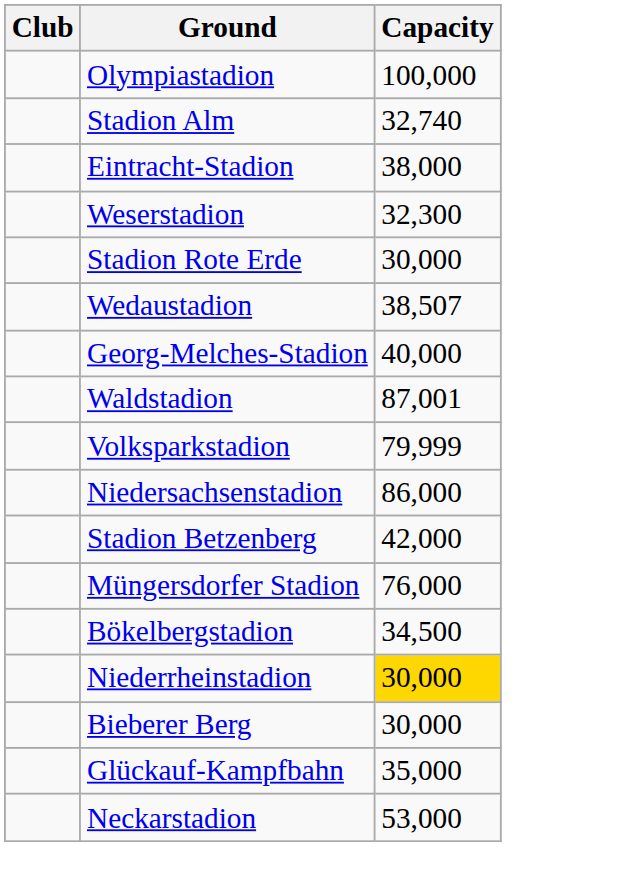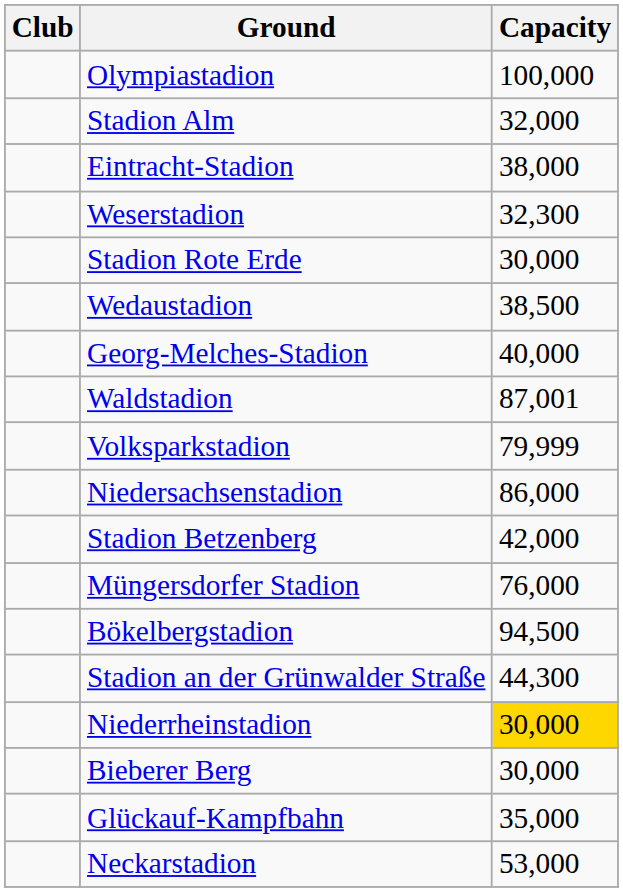(422, 120) 32,740 -> (539, 120) 32,000
(422, 306) 38,507 -> (539, 306) 38,500
(422, 631) 34,500 -> (539, 631) 94,500
+ row: (286, 677)
